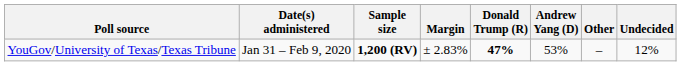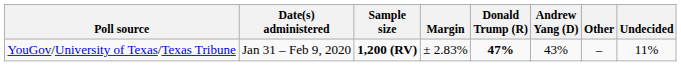(556, 50) 53% -> (556, 50) 43%
(647, 50) 12% -> (647, 50) 11%
